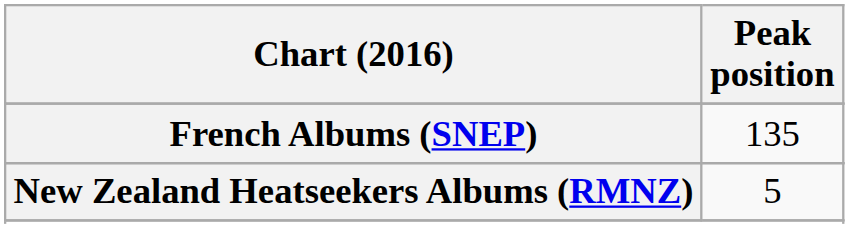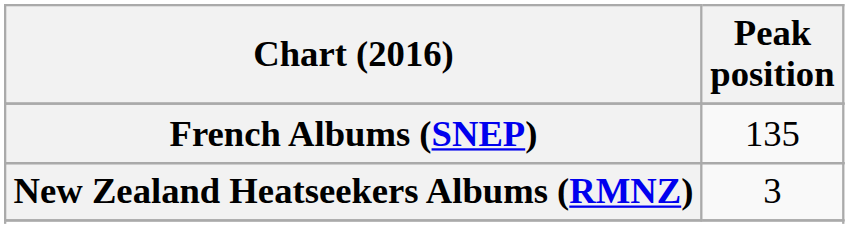(772, 190) 5 -> (772, 190) 3
